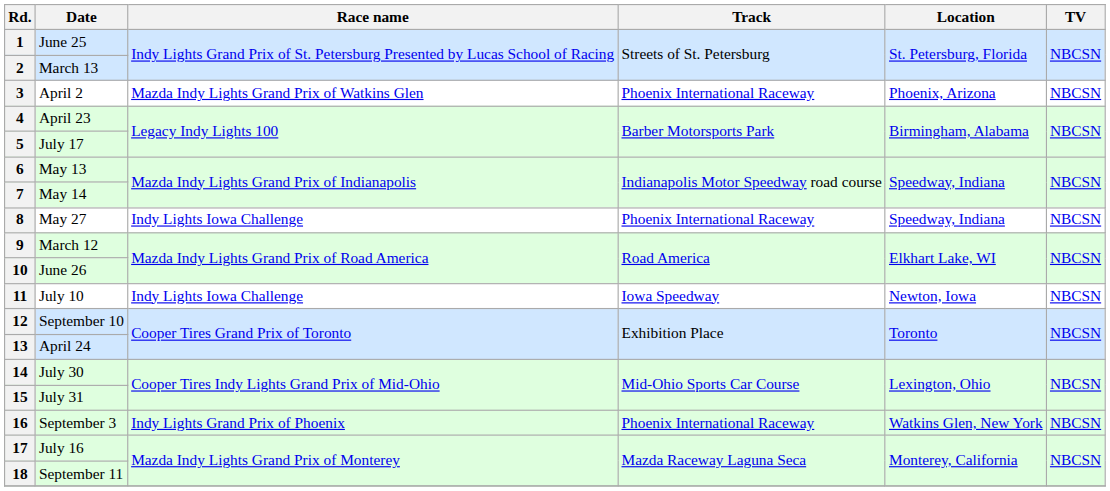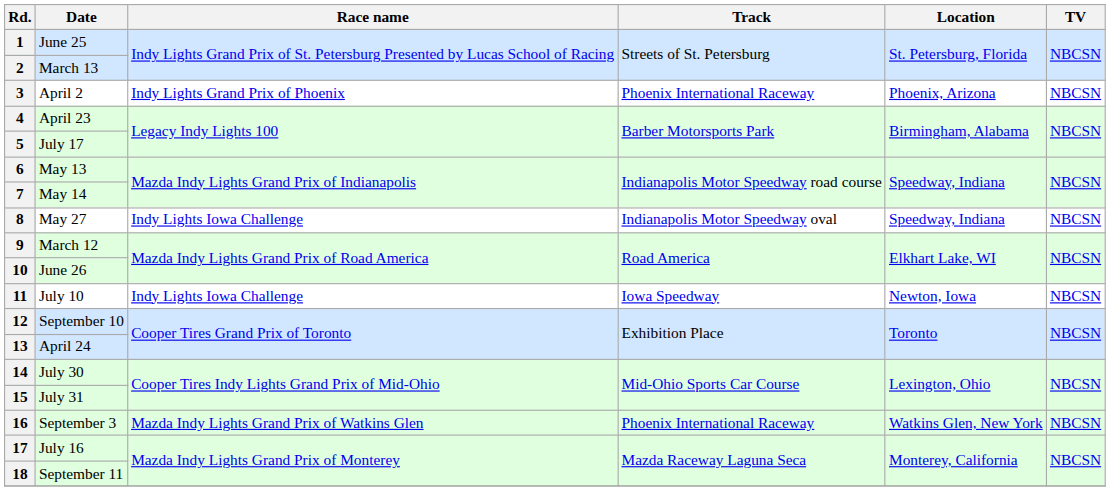(277, 92) Mazda Indy Lights Grand Prix of Watkins Glen -> (238, 92) Indy Lights Grand Prix of Phoenix
(718, 219) Phoenix International Raceway -> (729, 219) Indianapolis Motor Speedway oval
(238, 422) Indy Lights Grand Prix of Phoenix -> (277, 422) Mazda Indy Lights Grand Prix of Watkins Glen
